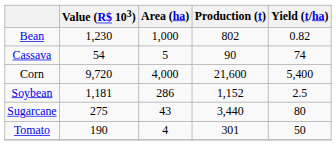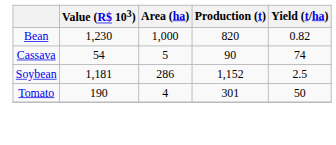(230, 36) 802 -> (230, 36) 820
- row: (32, 74)
- row: (32, 111)
